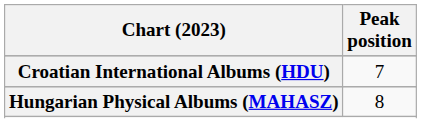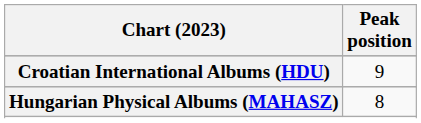(380, 71) 7 -> (380, 71) 9
